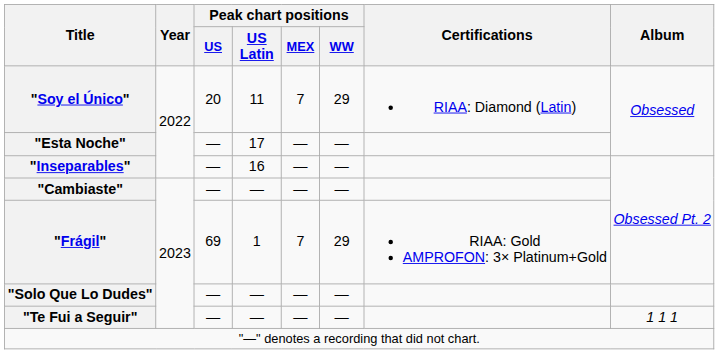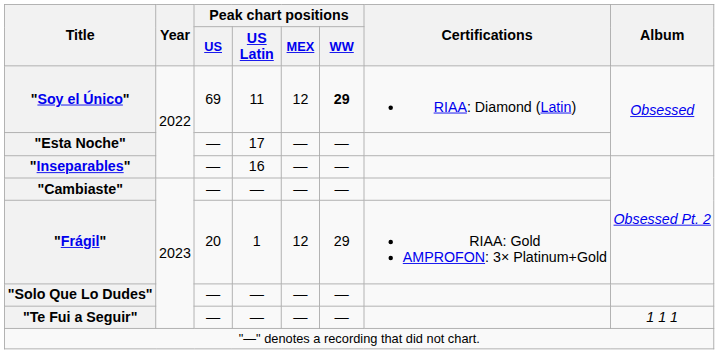(213, 99) 20 -> (213, 99) 69
(300, 99) 7 -> (300, 99) 12
(342, 99) normal -> (342, 99) bold
(213, 242) 69 -> (213, 242) 20
(300, 242) 7 -> (300, 242) 12
